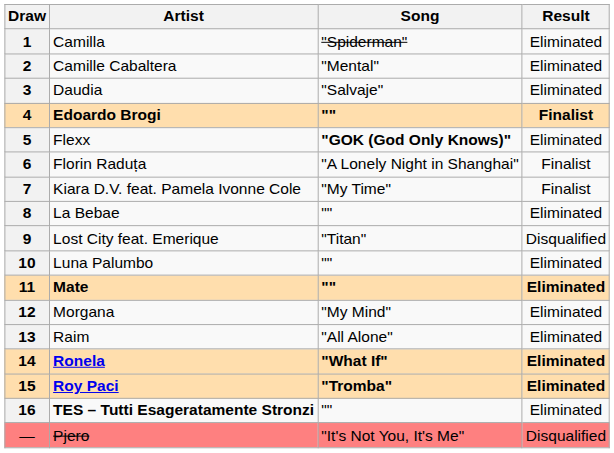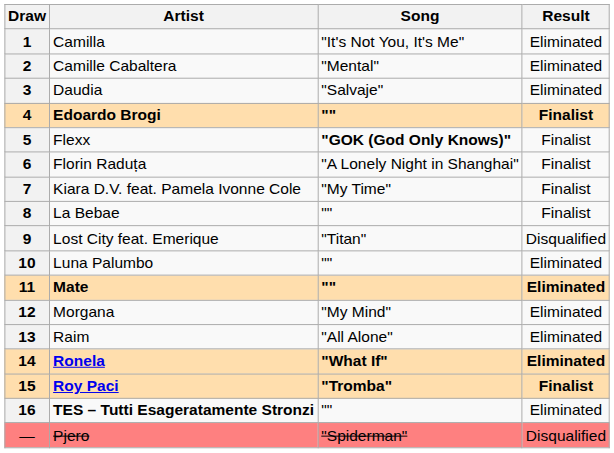(364, 41) "Spiderman" -> (393, 41) "It's Not You, It's Me"
(566, 139) Eliminated -> (566, 139) Finalist
(566, 213) Eliminated -> (566, 213) Finalist
(566, 386) Eliminated -> (566, 386) Finalist
(393, 435) "It's Not You, It's Me" -> (364, 435) "Spiderman"
